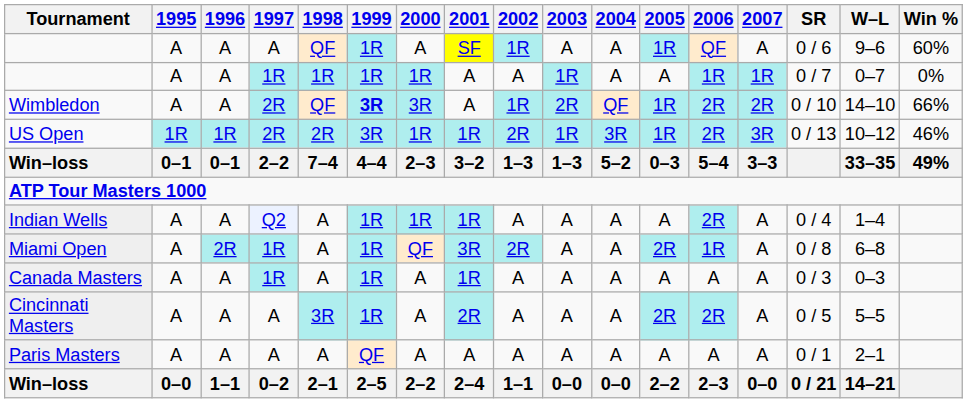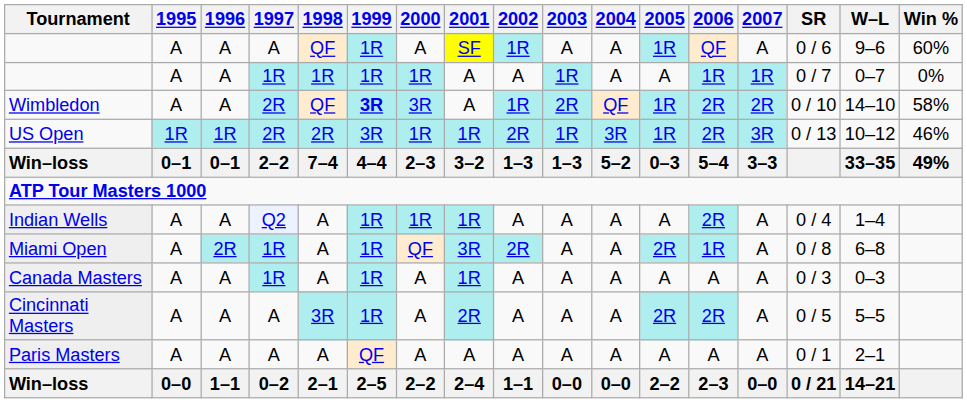(931, 105) 66% -> (931, 105) 58%
